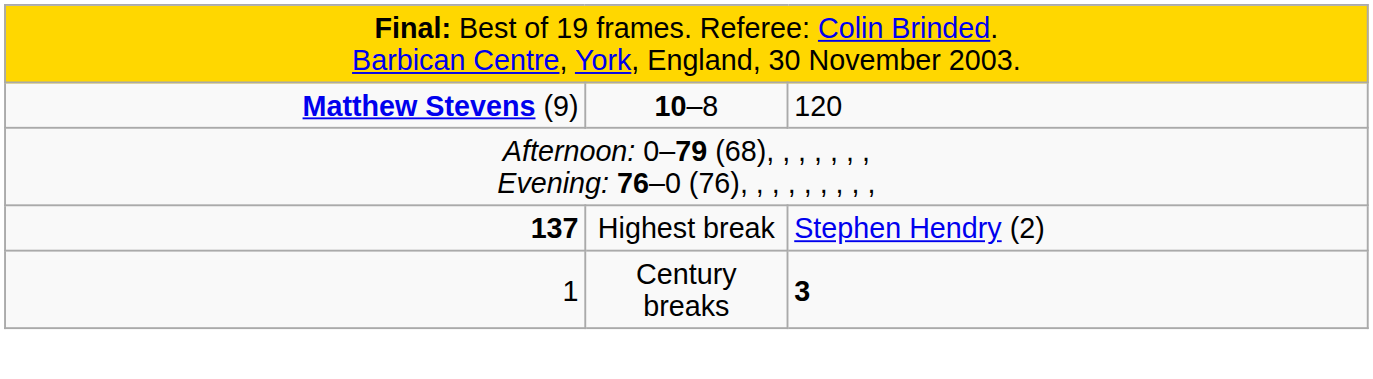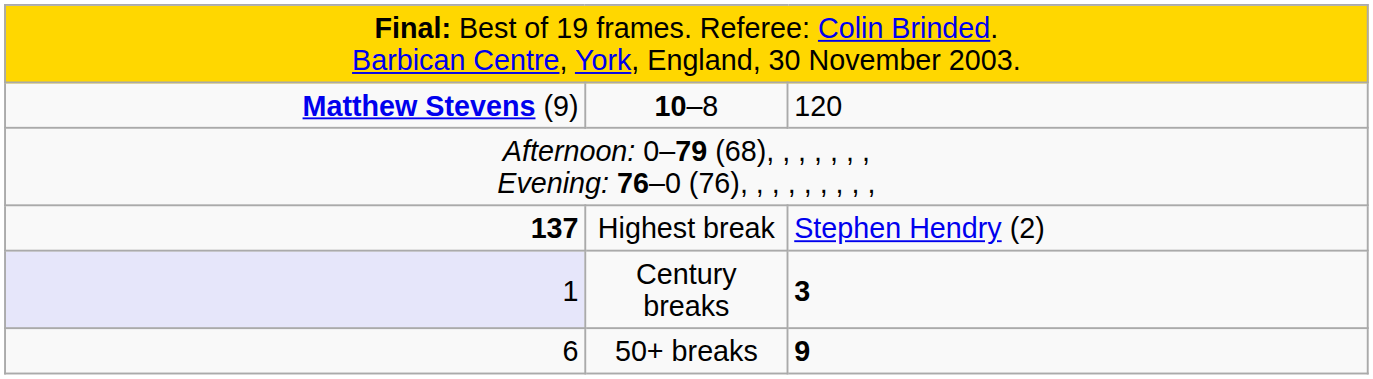(571, 290) no background -> (571, 290) lavender background
+ row: (686, 352)
